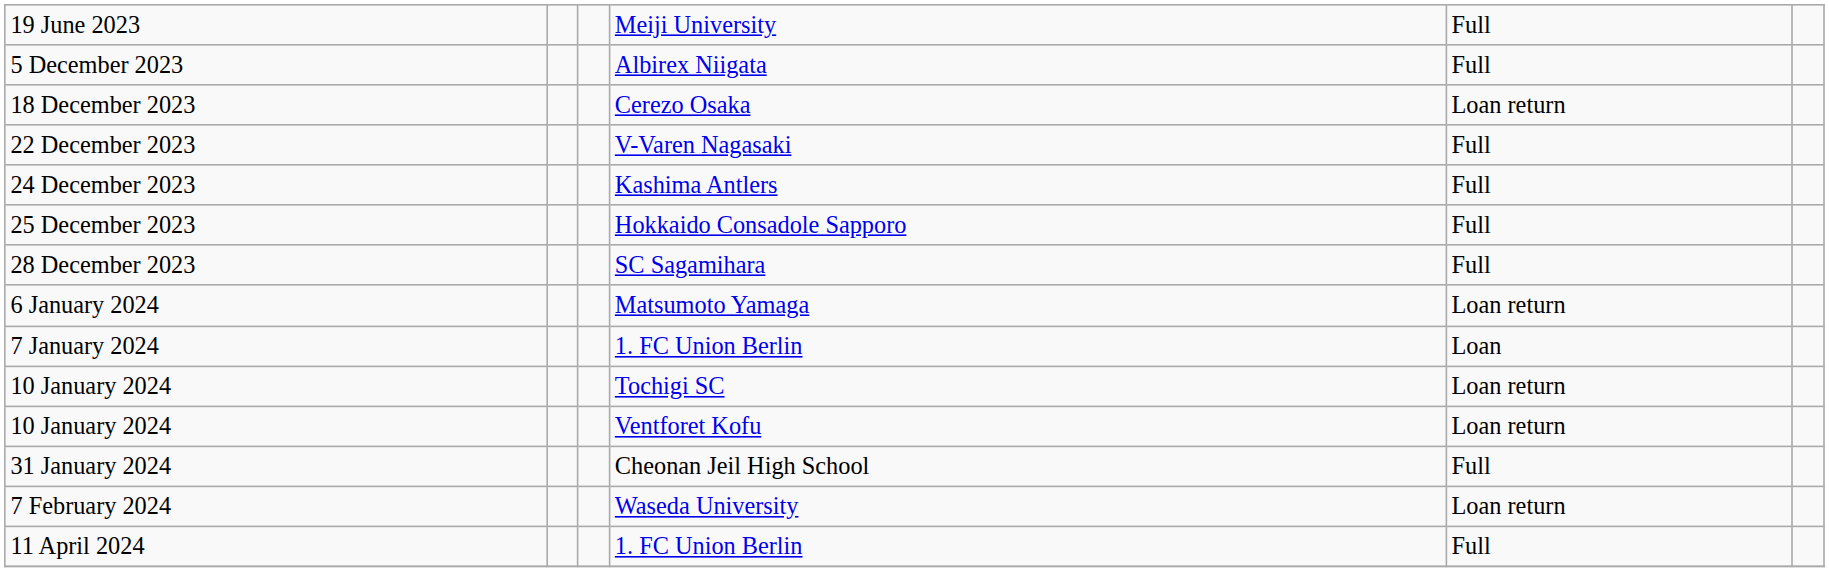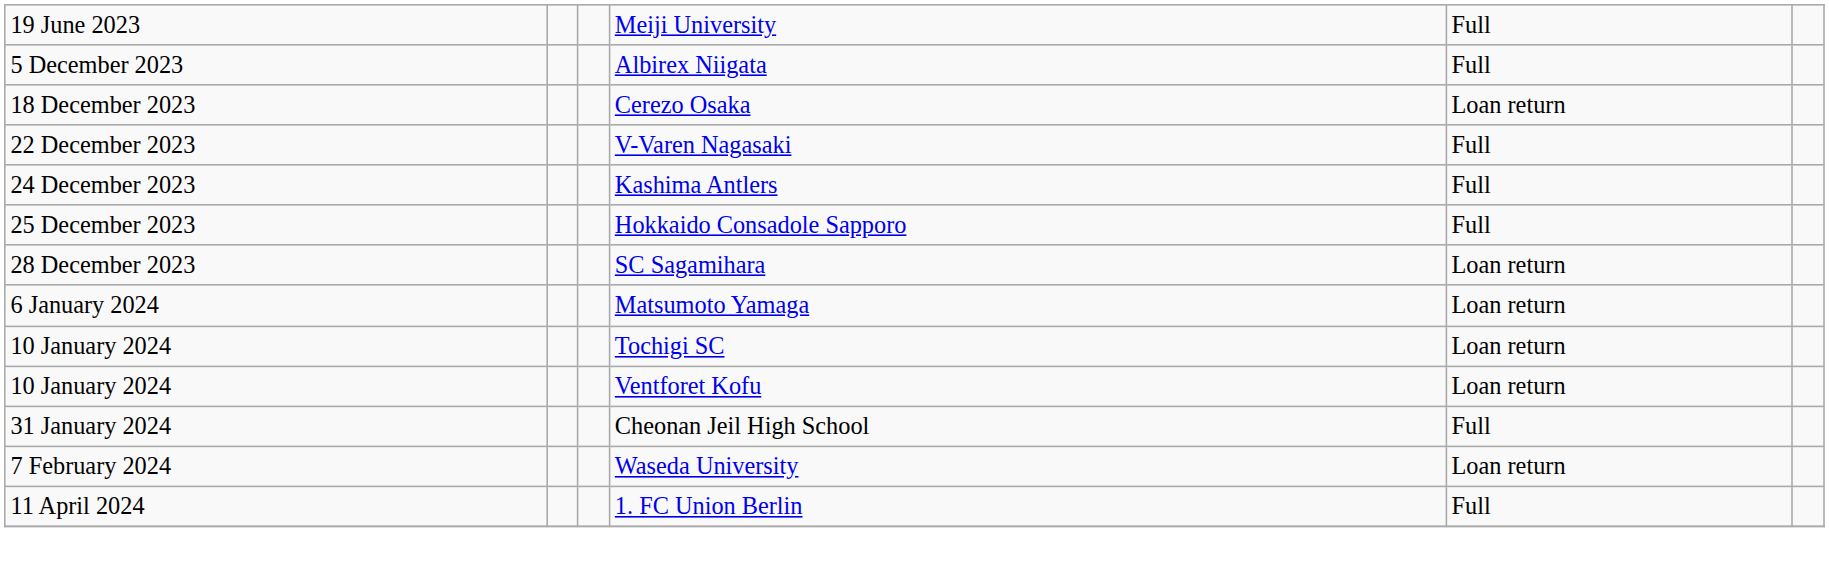(1471, 265) Full -> (1509, 265) Loan return
- row: (85, 345)
